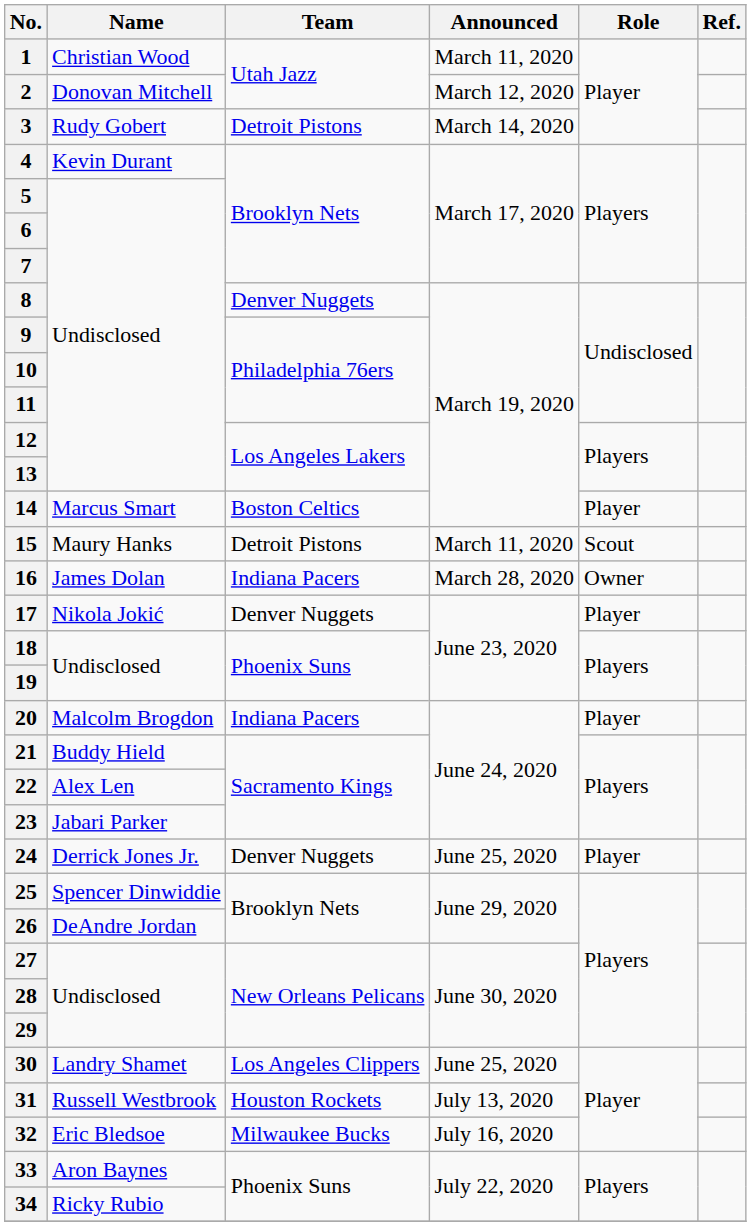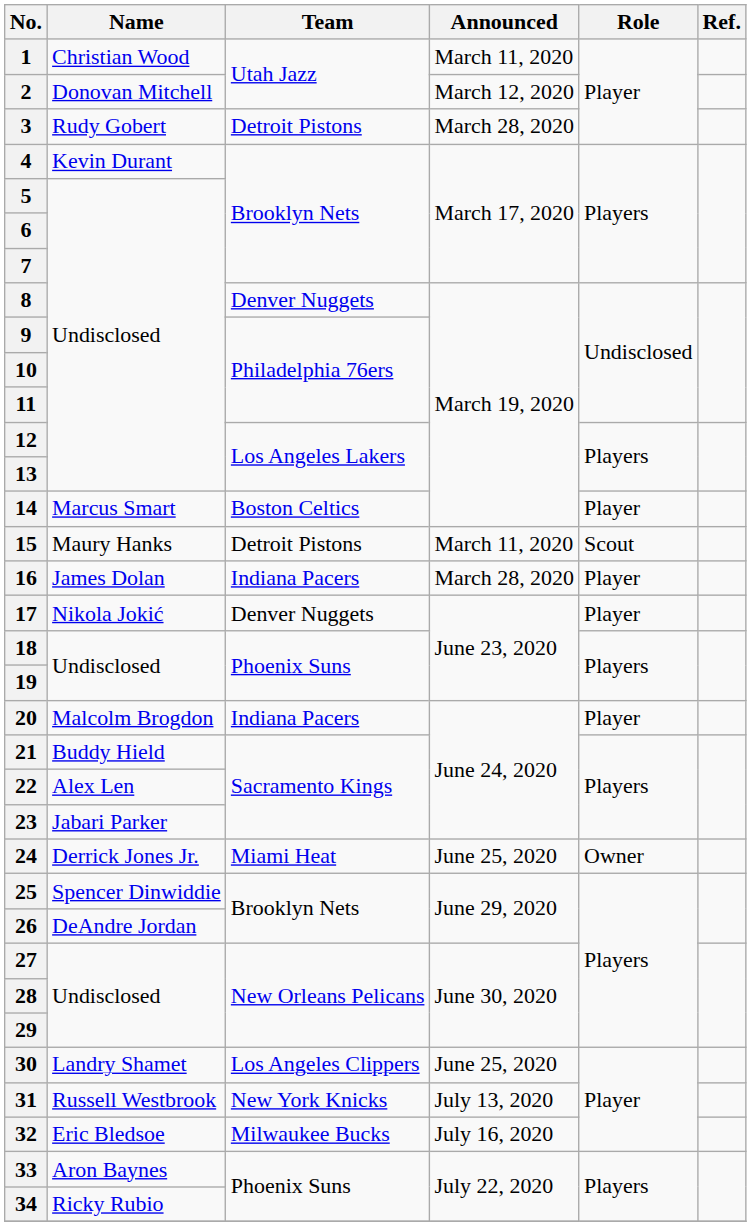(504, 126) March 14, 2020 -> (504, 126) March 28, 2020
(614, 578) Owner -> (612, 578) Player
(302, 856) Denver Nuggets -> (284, 856) Miami Heat
(612, 856) Player -> (614, 856) Owner
(306, 1099) Houston Rockets -> (309, 1099) New York Knicks
